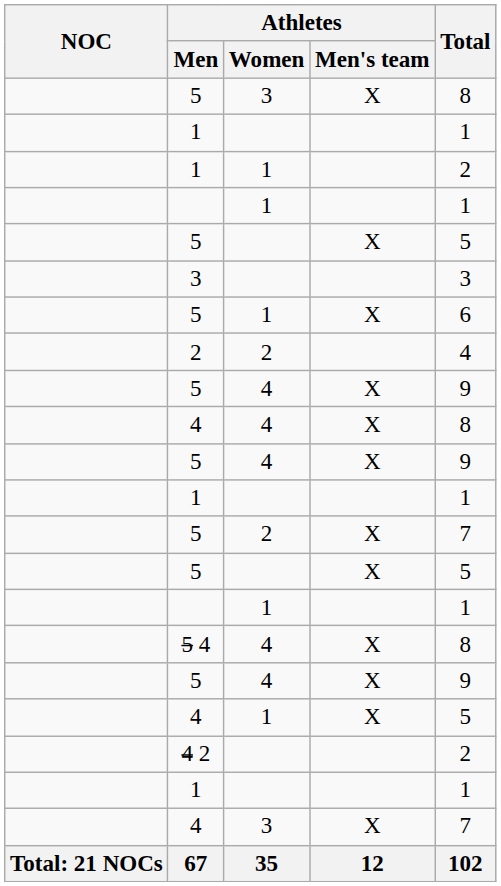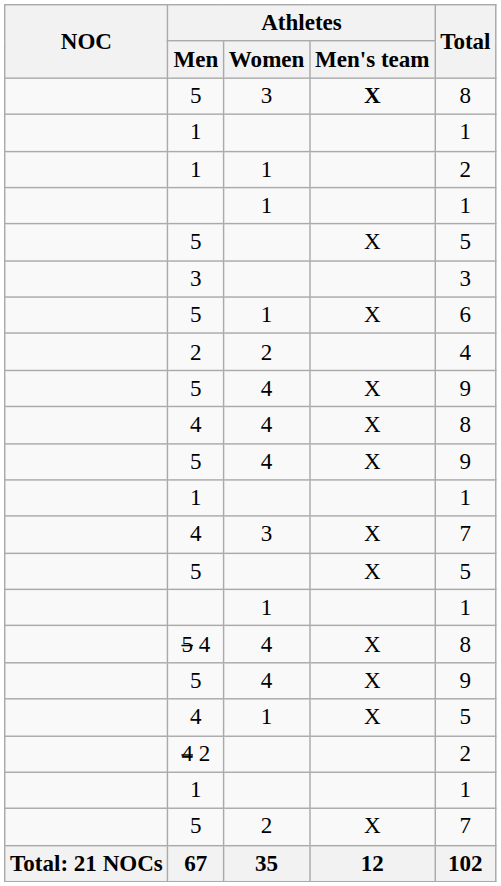(372, 95) normal -> (372, 95) bold
rows swapped: (196, 534) <-> (196, 826)
